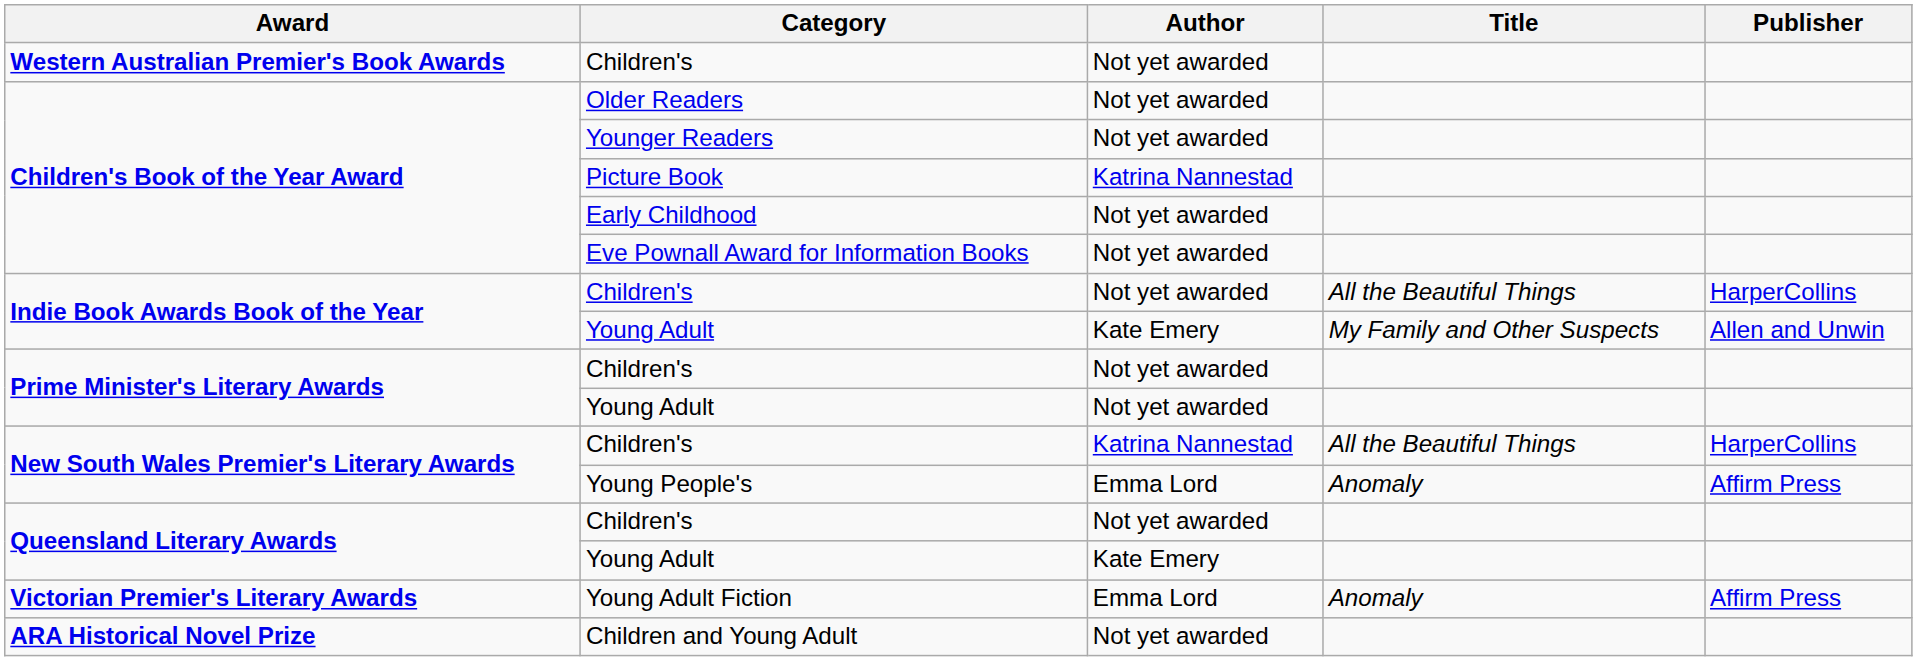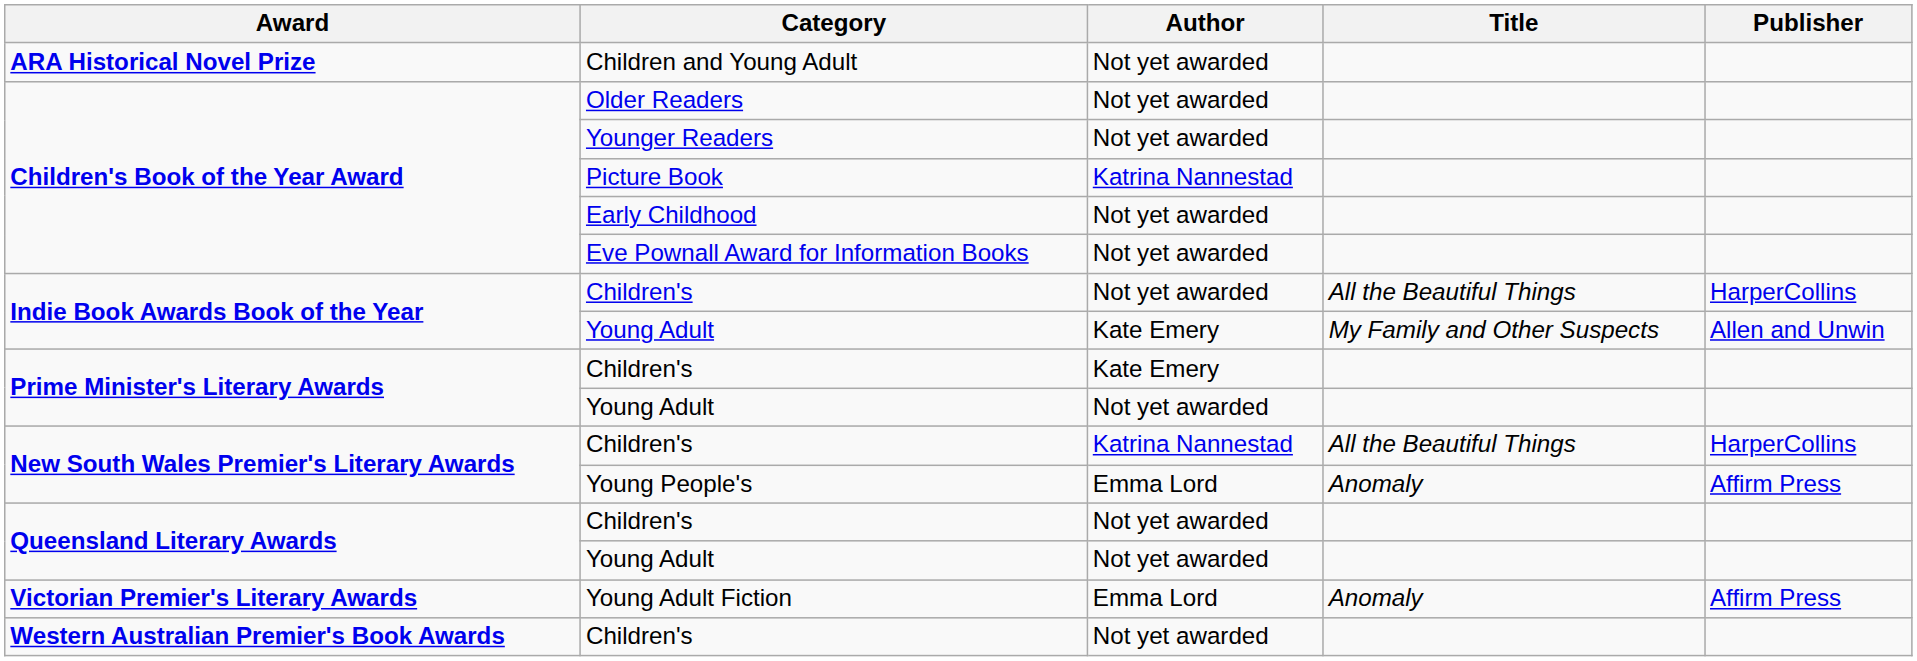rows swapped: (163, 636) <-> (258, 61)
(1181, 368) Not yet awarded -> (1156, 368) Kate Emery
(1156, 560) Kate Emery -> (1181, 560) Not yet awarded
